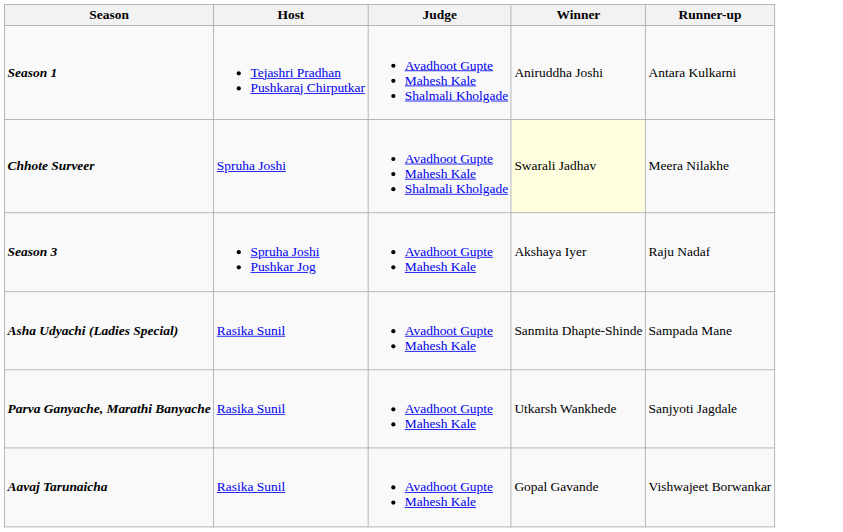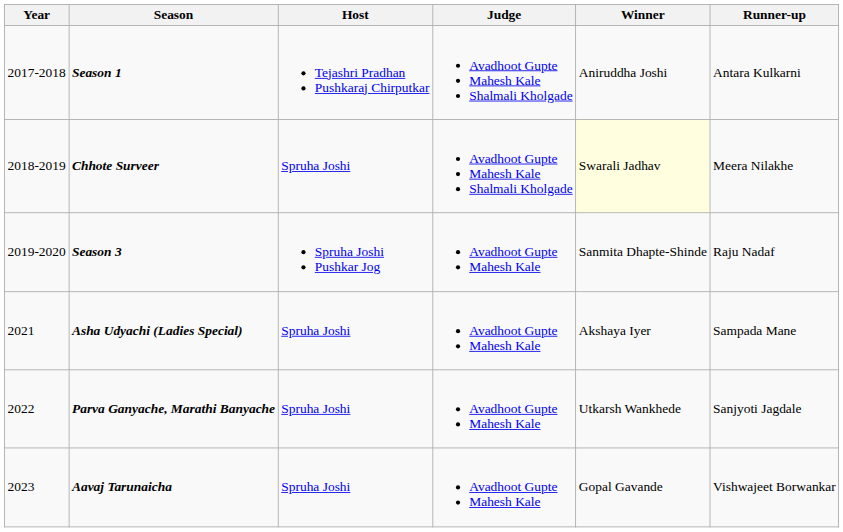+ column: (37, 15)
(550, 252) Akshaya Iyer -> (643, 252) Sanmita Dhapte-Shinde
(251, 330) Rasika Sunil -> (316, 330) Spruha Joshi
(578, 330) Sanmita Dhapte-Shinde -> (615, 330) Akshaya Iyer
(251, 409) Rasika Sunil -> (316, 409) Spruha Joshi
(251, 487) Rasika Sunil -> (316, 487) Spruha Joshi
